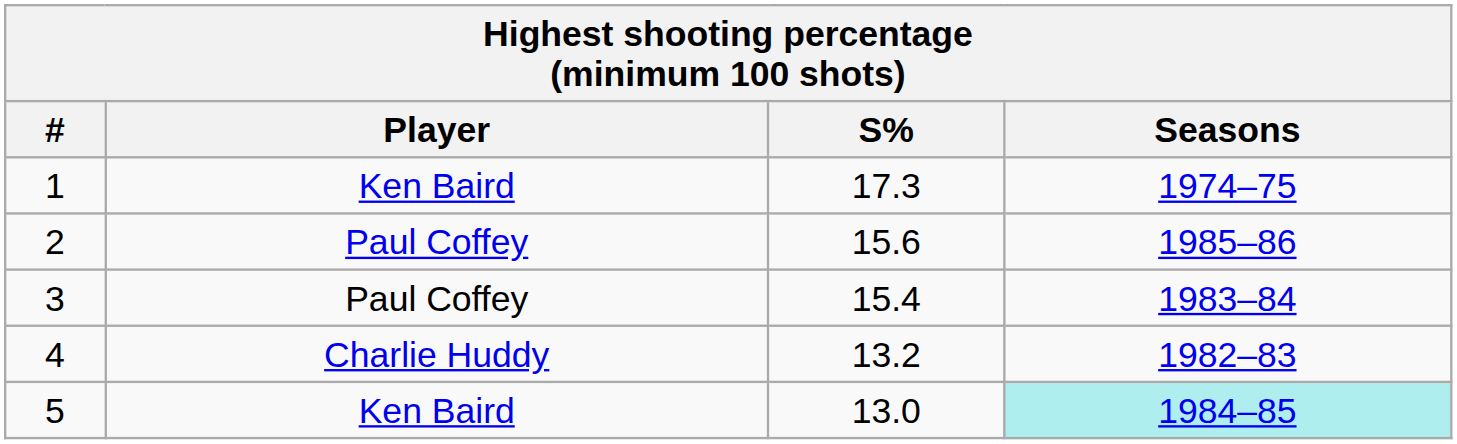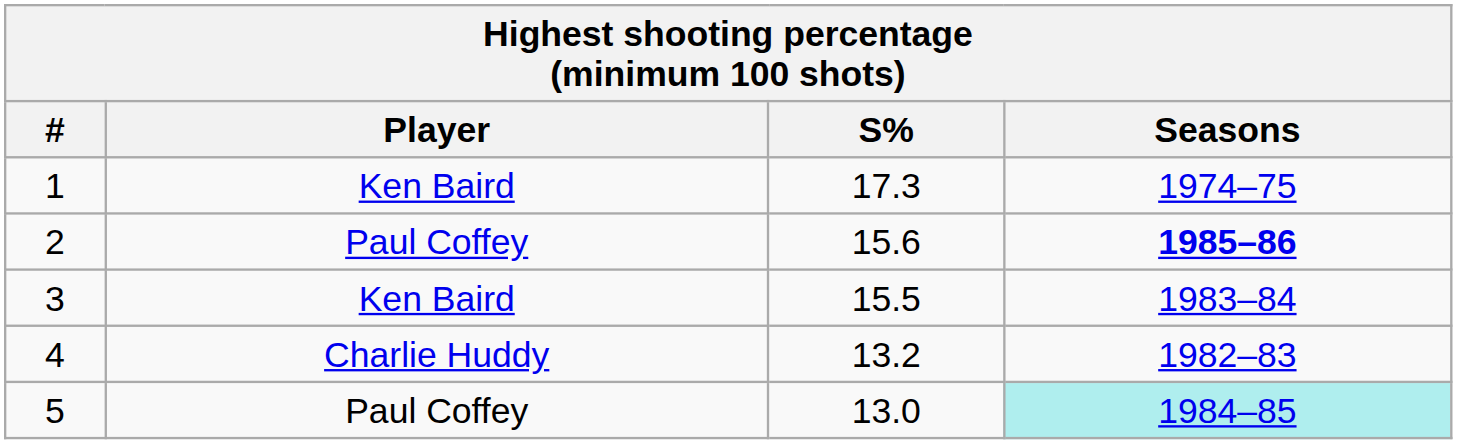(1227, 242) normal -> (1227, 242) bold
(437, 299) Paul Coffey -> (437, 299) Ken Baird
(886, 299) 15.4 -> (886, 299) 15.5
(437, 411) Ken Baird -> (437, 411) Paul Coffey
